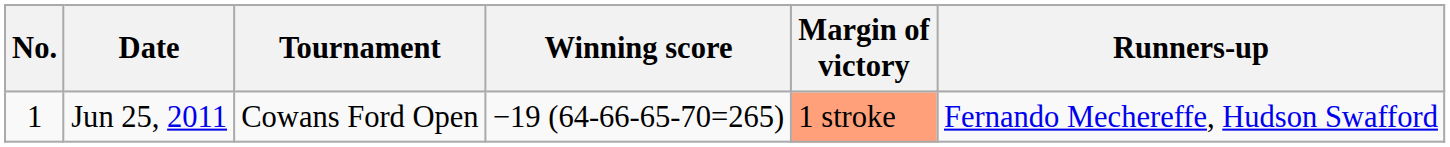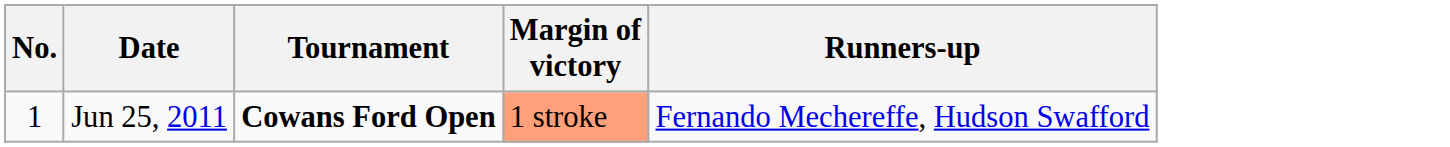- column: (638, 47)
(360, 116) normal -> (368, 116) bold
